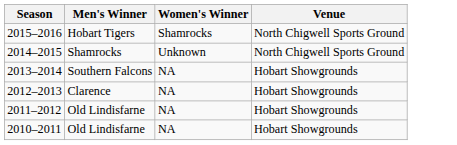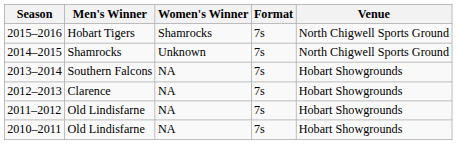+ column: (274, 14)
